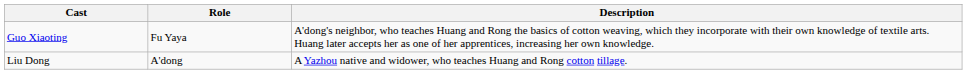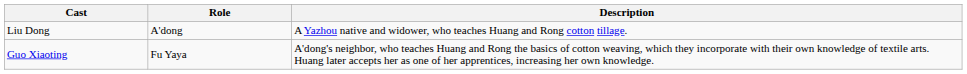rows swapped: (28, 60) <-> (37, 36)
